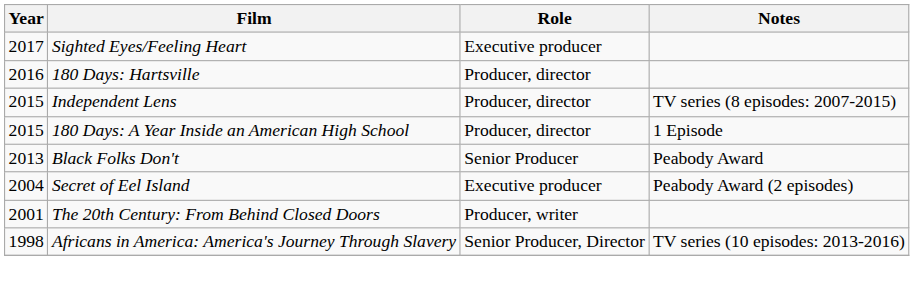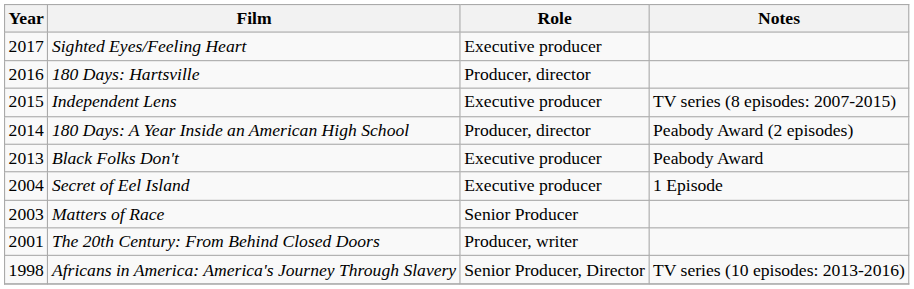(527, 102) Producer, director -> (533, 102) Executive producer
(26, 130) 2015 -> (26, 130) 2014
(688, 130) 1 Episode -> (753, 130) Peabody Award (2 episodes)
(521, 158) Senior Producer -> (533, 158) Executive producer
(753, 185) Peabody Award (2 episodes) -> (688, 185) 1 Episode
+ row: (108, 213)
